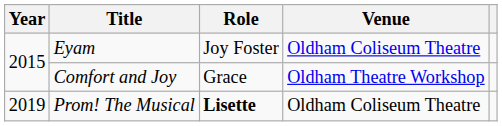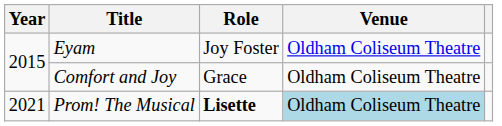(386, 76) Oldham Theatre Workshop -> (384, 76) Oldham Coliseum Theatre
(27, 105) 2019 -> (27, 105) 2021
(384, 105) no background -> (384, 105) lightblue background
